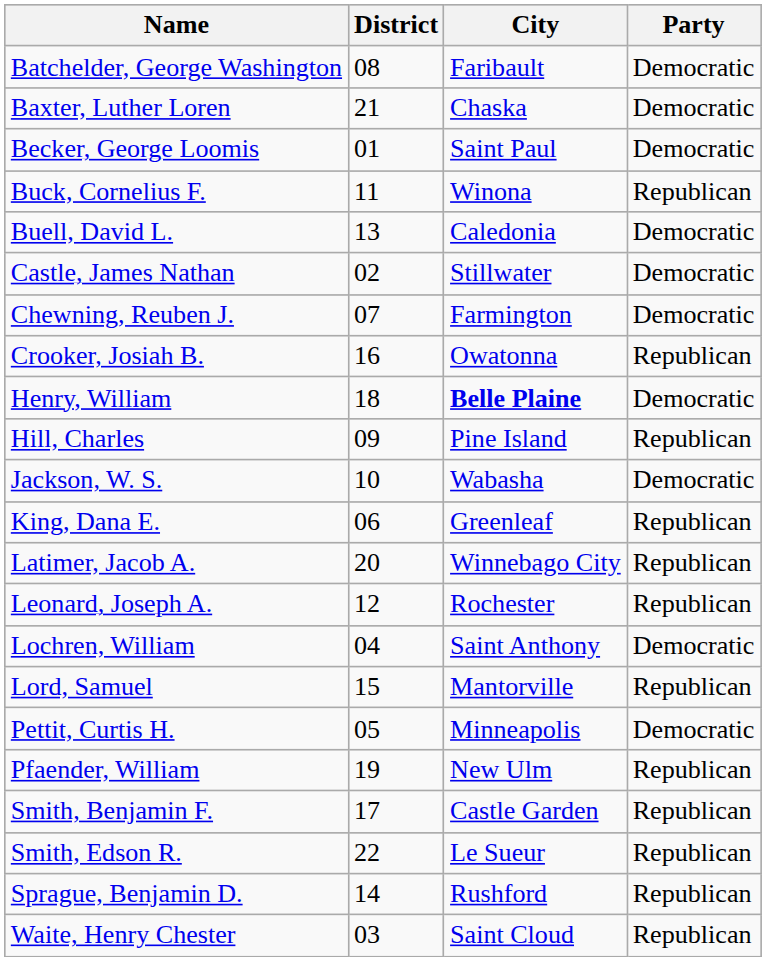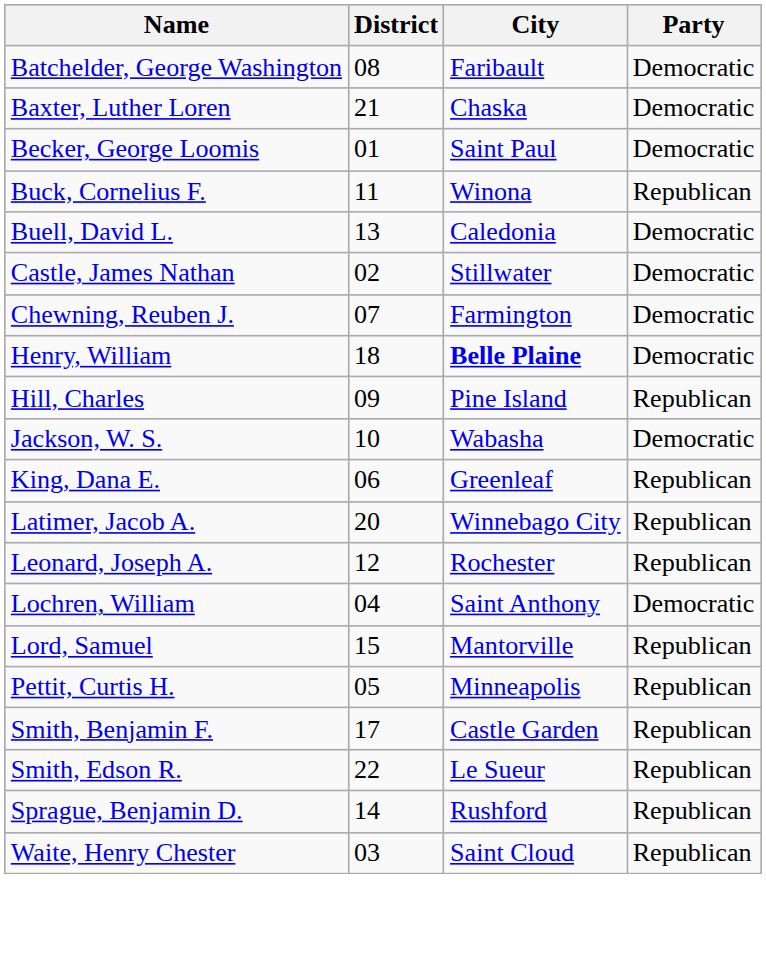- row: (107, 356)
(694, 728) Democratic -> (692, 686) Republican
- row: (105, 769)
